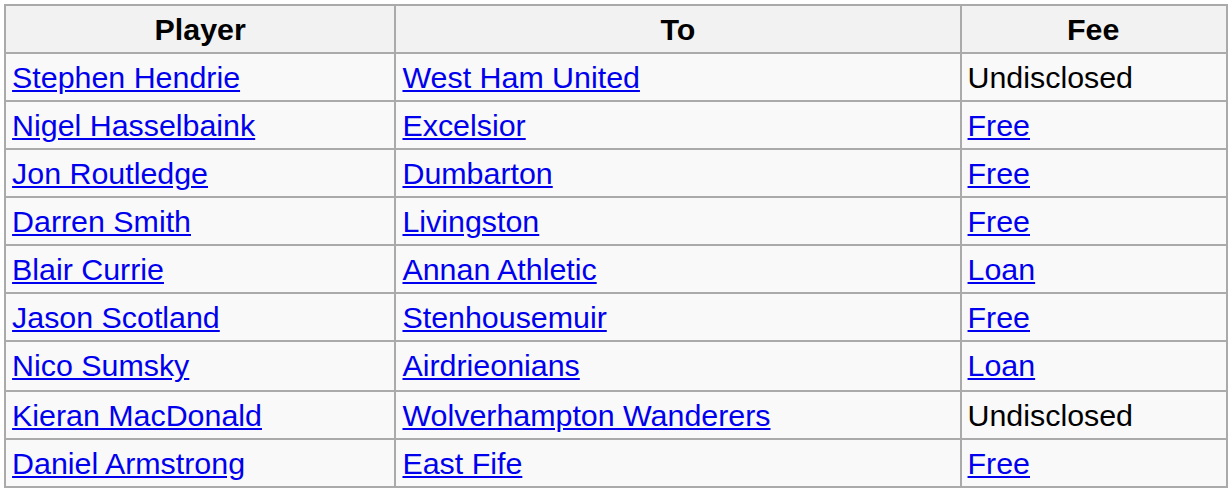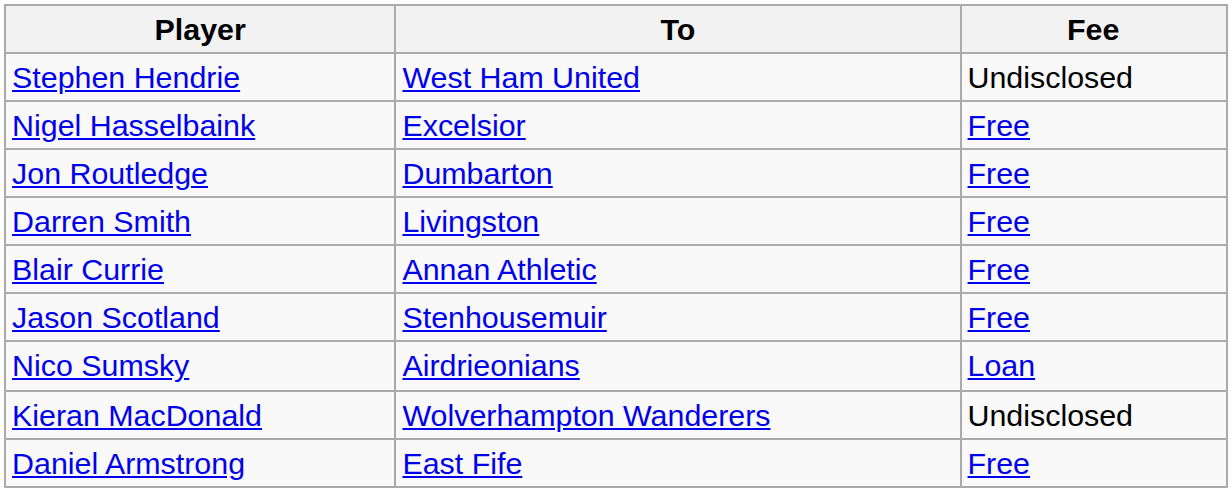(1001, 270) Loan -> (999, 270) Free
